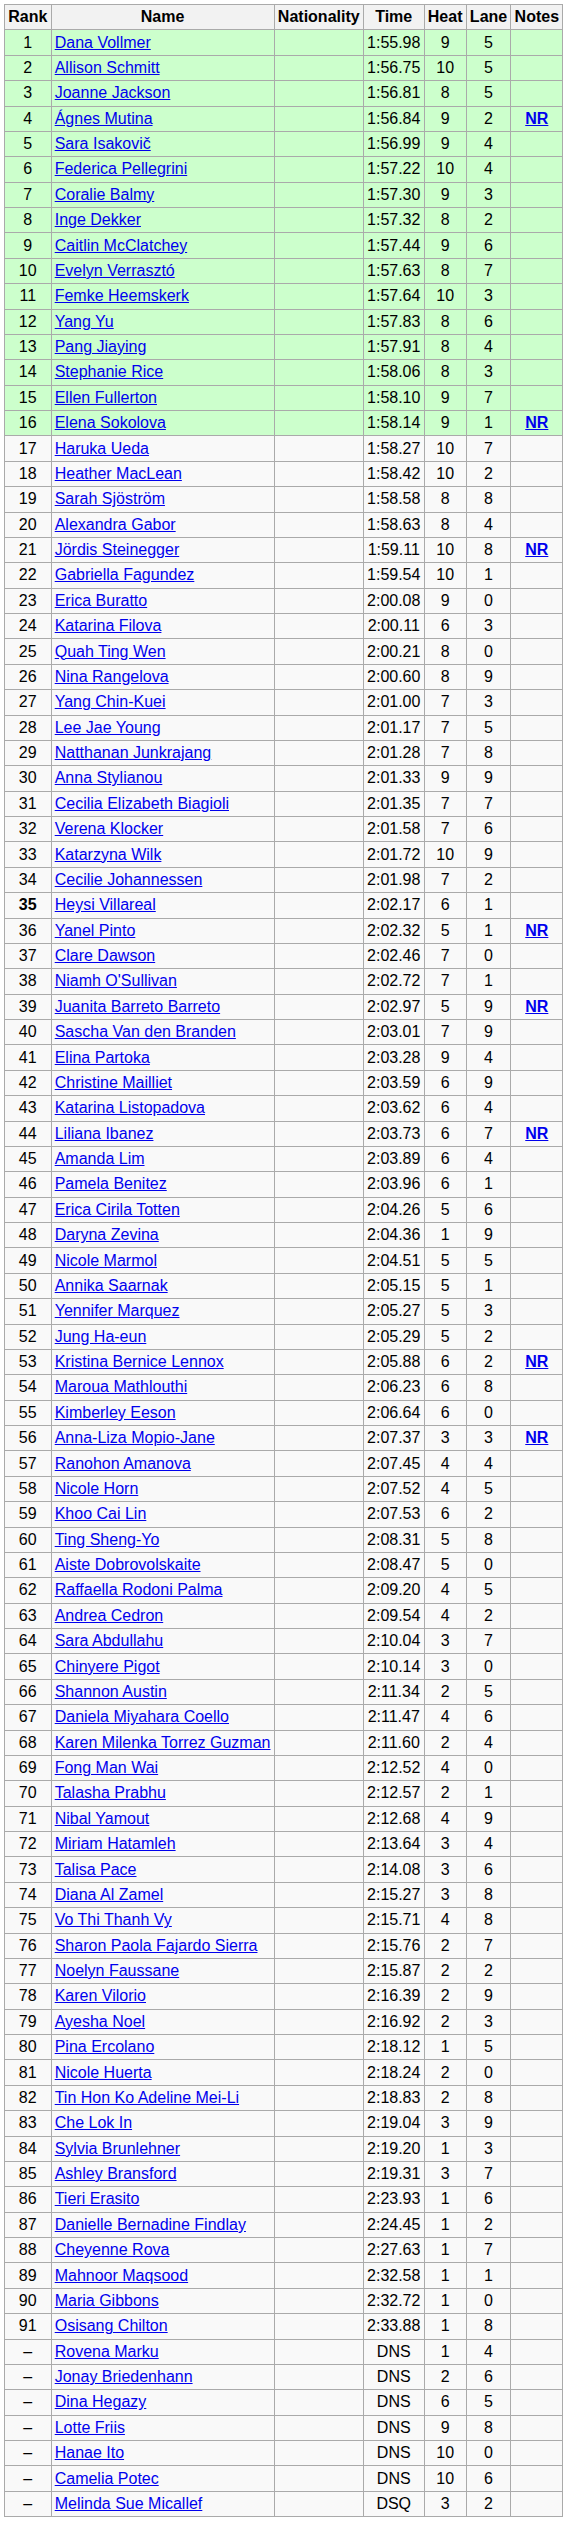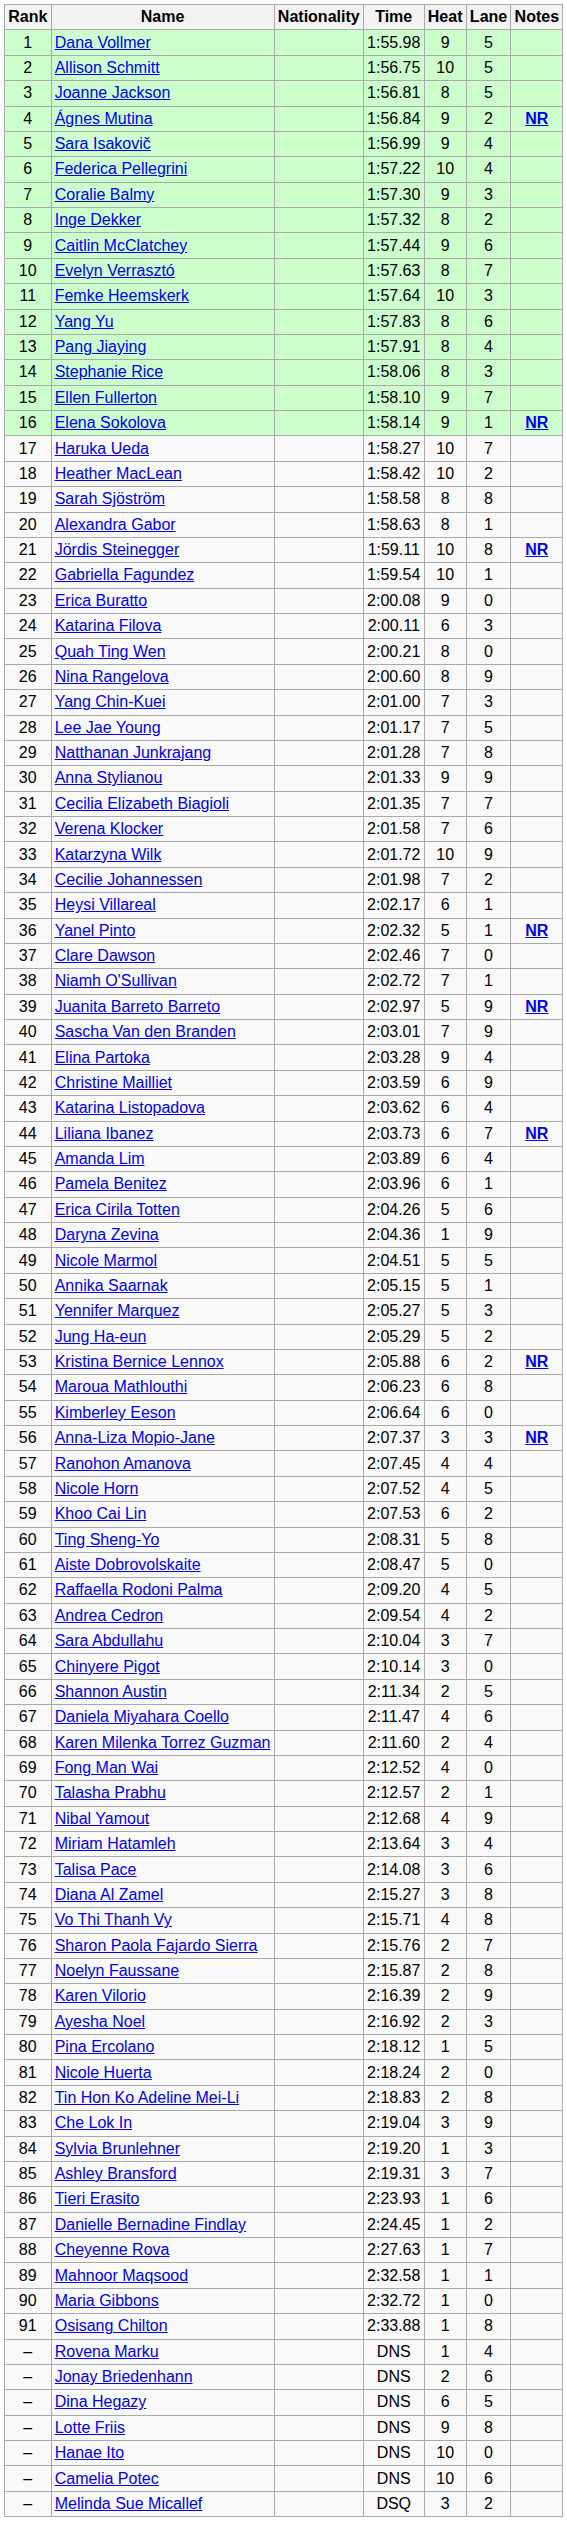(489, 524) 4 -> (489, 524) 1
(28, 905) bold -> (28, 905) normal
(489, 1971) 2 -> (489, 1971) 8
